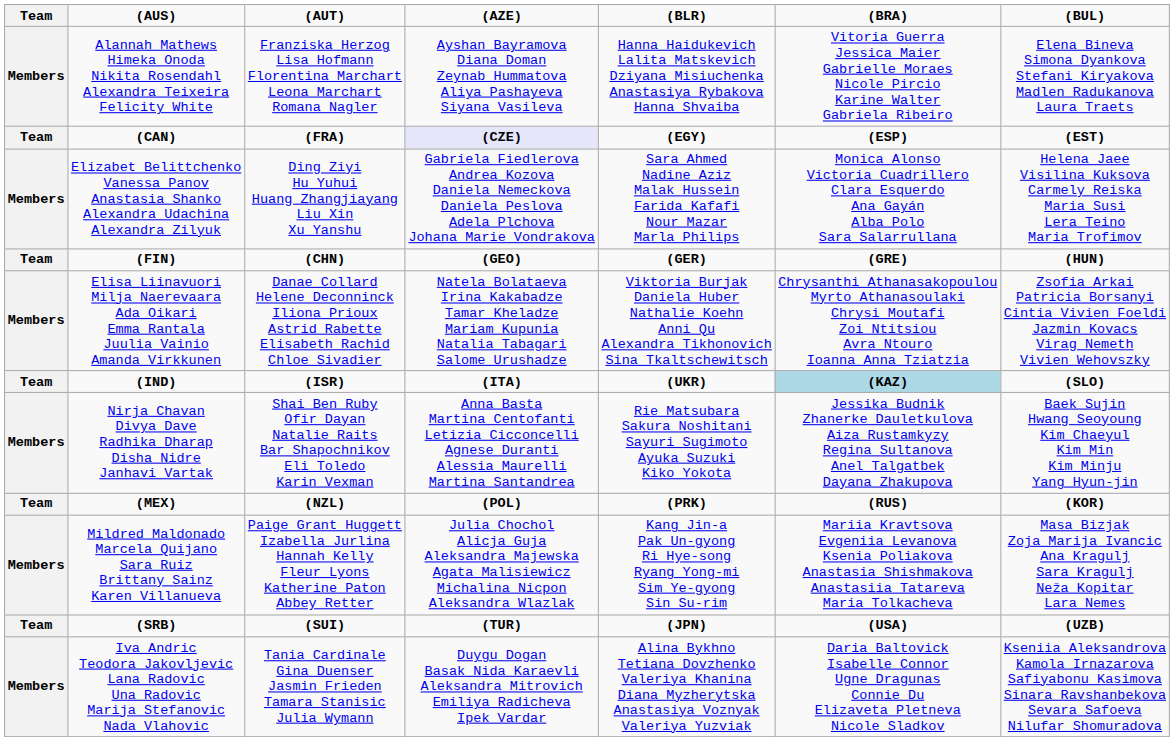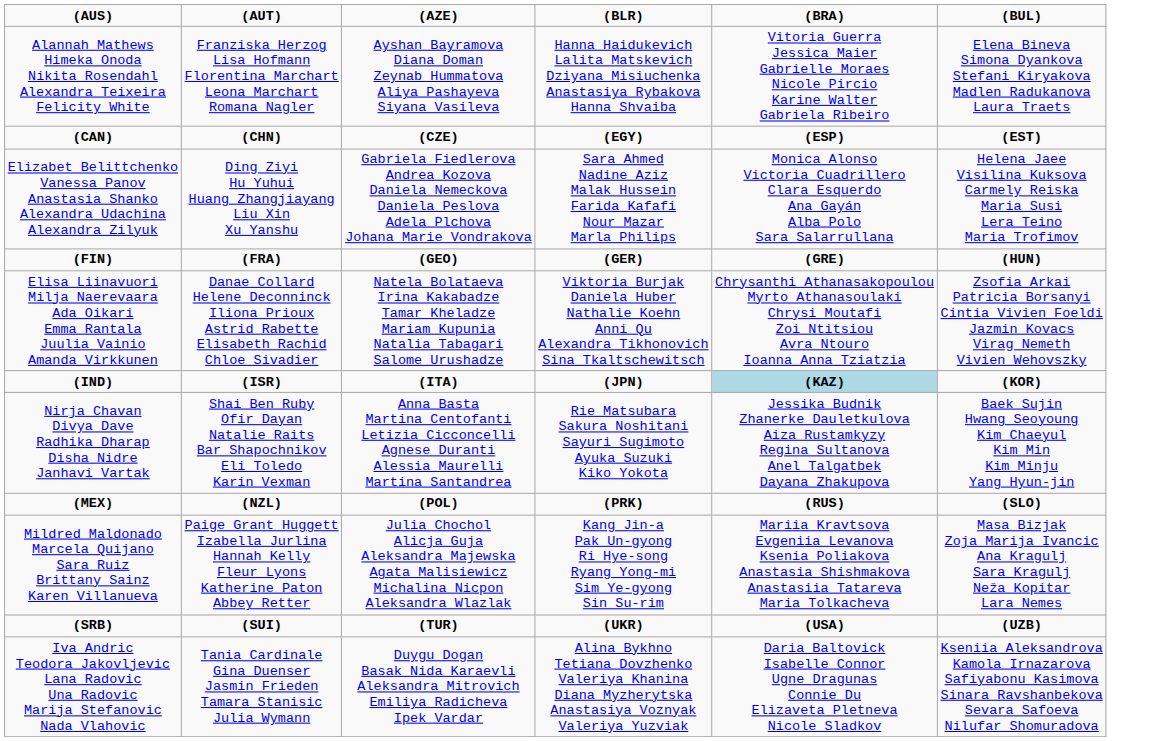- column: (36, 16)
(325, 138) (FRA) -> (262, 138) (CHN)
(502, 138) lavender background -> (438, 138) no background
(325, 260) (CHN) -> (262, 260) (FRA)
(687, 382) (UKR) -> (623, 382) (JPN)
(1085, 382) (SLO) -> (1022, 382) (KOR)
(1085, 504) (KOR) -> (1022, 504) (SLO)
(687, 626) (JPN) -> (623, 626) (UKR)
